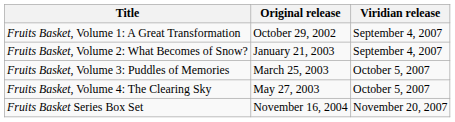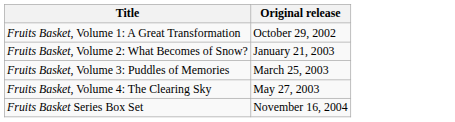- column: (400, 13)
